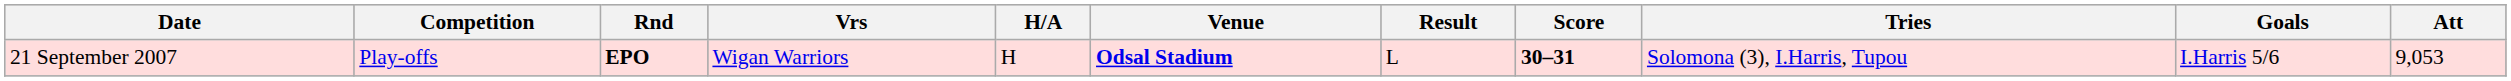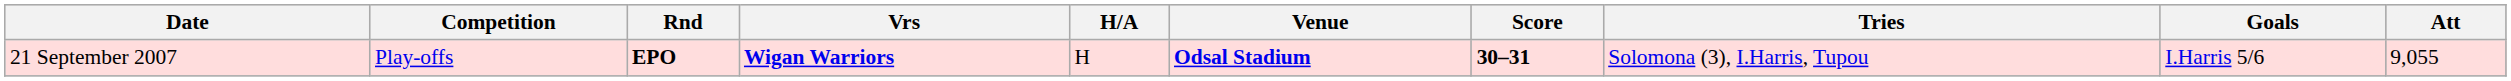- column: (1448, 21)
(780, 57) normal -> (819, 57) bold
(2420, 57) 9,053 -> (2415, 57) 9,055
